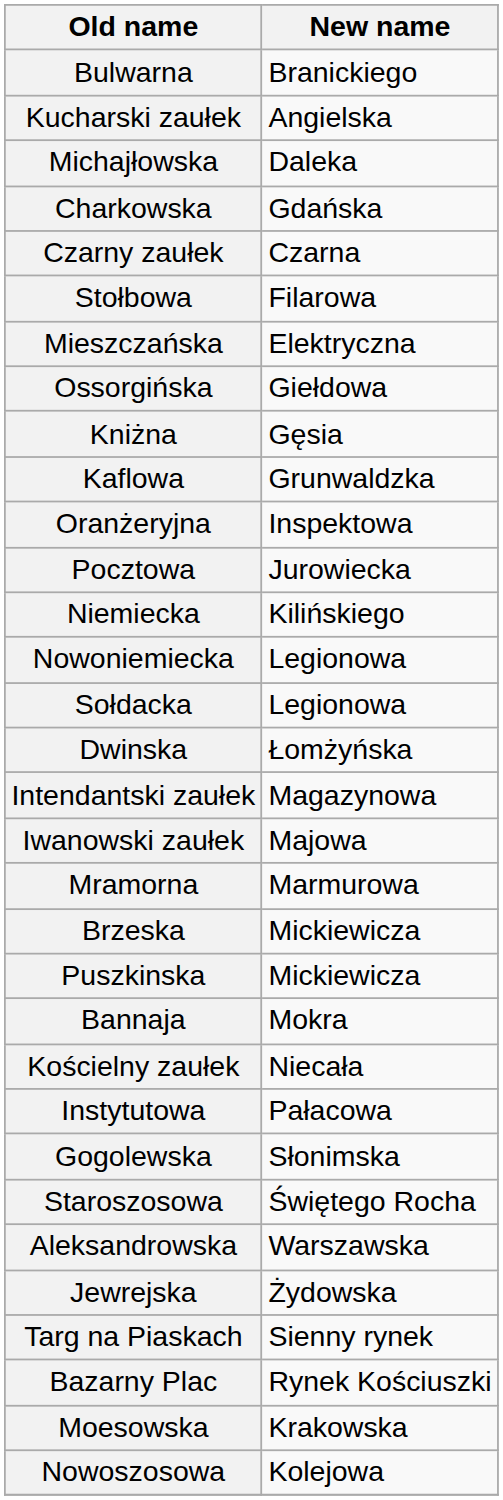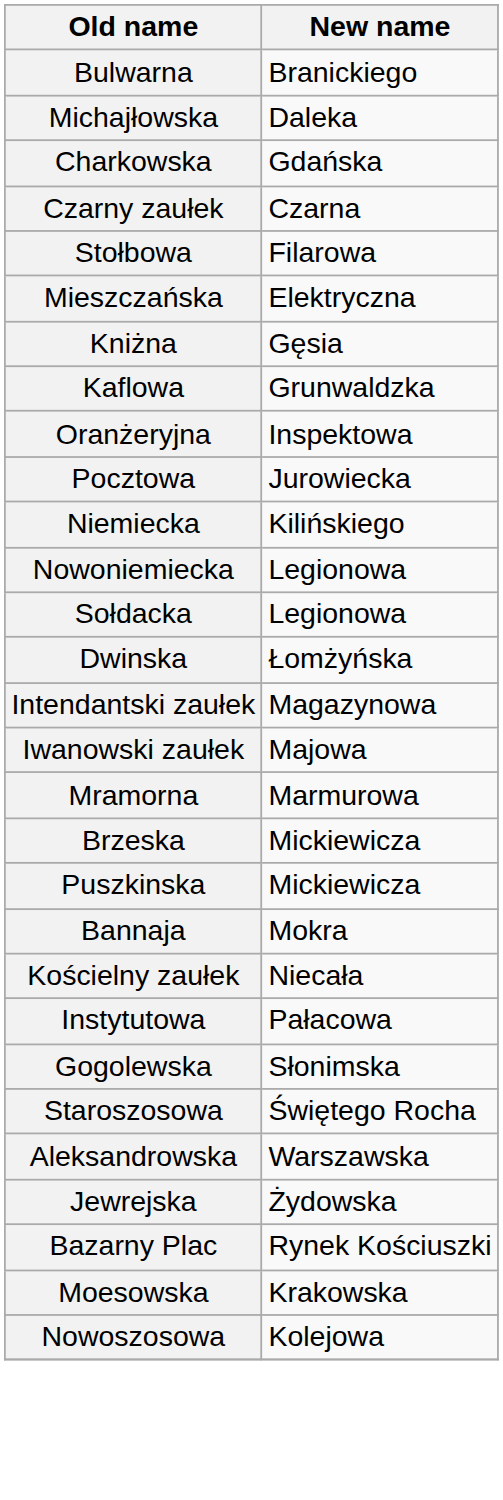- row: (133, 117)
- row: (133, 388)
- row: (133, 1336)
